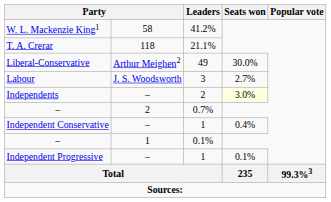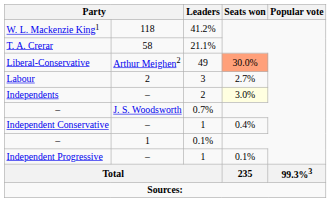(147, 29) 58 -> (147, 29) 118
(147, 45) 118 -> (147, 45) 58
(245, 62) no background -> (245, 62) lightsalmon background
(147, 79) J. S. Woodsworth -> (147, 79) 2
(147, 110) 2 -> (147, 110) J. S. Woodsworth
